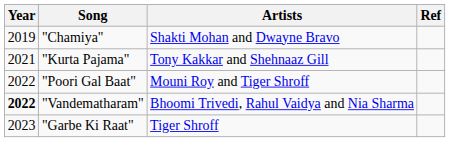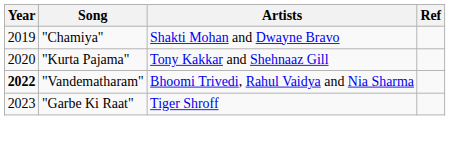(22, 59) 2021 -> (22, 59) 2020
- row: (89, 81)
